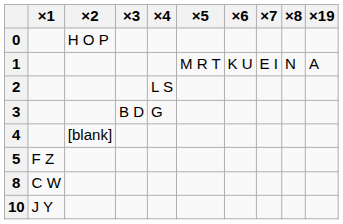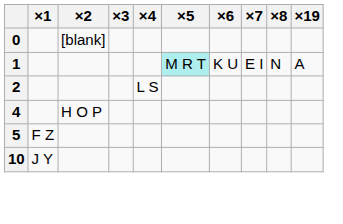(88, 40) H O P -> (83, 40) [blank]
(200, 64) no background -> (186, 64) paleturquoise background
- row: (16, 111)
(90, 135) [blank] -> (82, 111) H O P
- row: (16, 183)
